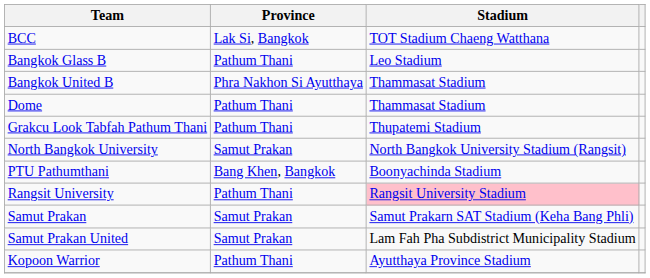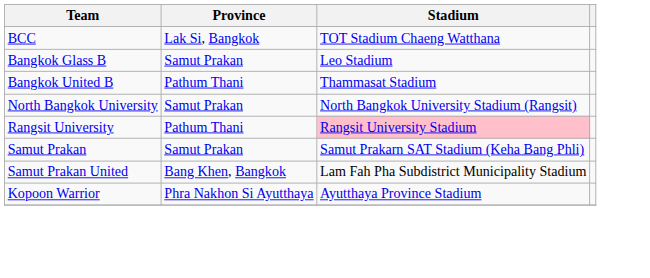(253, 60) Pathum Thani -> (204, 60) Samut Prakan
(288, 82) Phra Nakhon Si Ayutthaya -> (204, 82) Pathum Thani
- row: (25, 104)
- row: (107, 127)
- row: (58, 171)
(253, 238) Samut Prakan -> (225, 171) Bang Khen, Bangkok
(253, 261) Pathum Thani -> (239, 194) Phra Nakhon Si Ayutthaya
